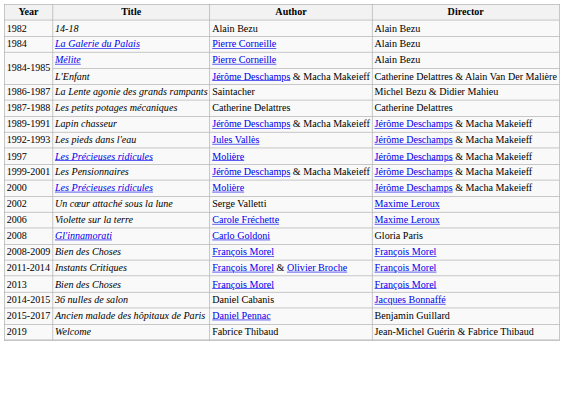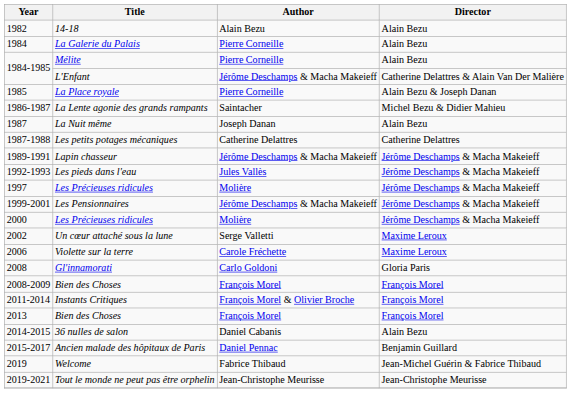+ row: (17, 92)
+ row: (17, 124)
(410, 300) Jacques Bonnaffé -> (404, 332) Alain Bezu
+ row: (28, 380)
